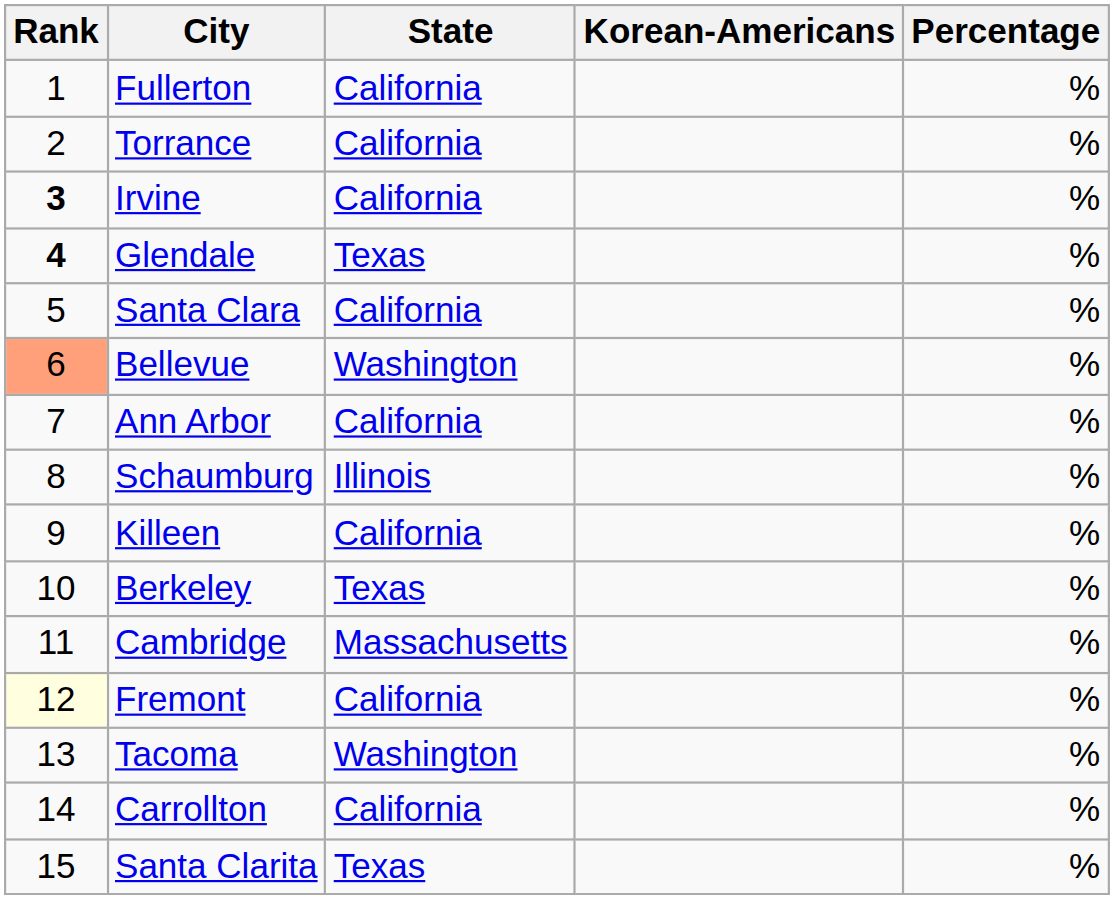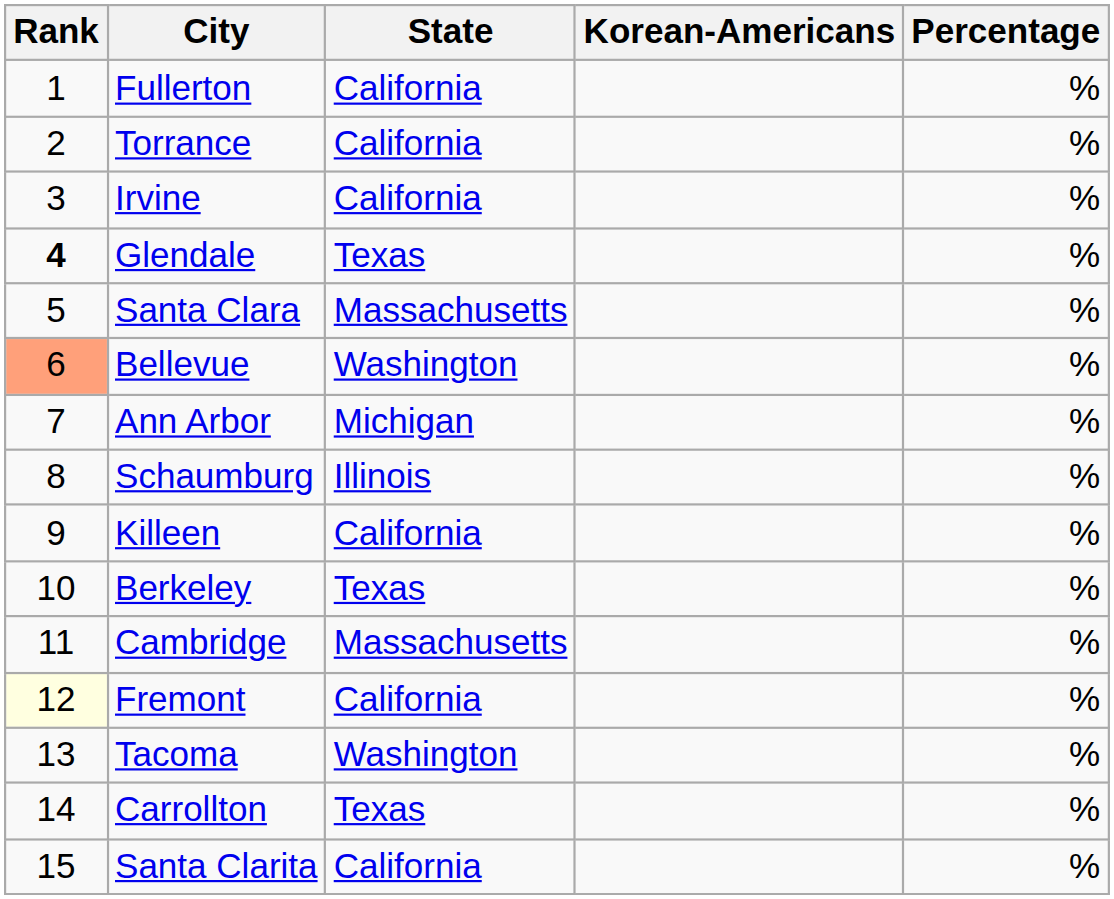(56, 198) bold -> (56, 198) normal
(408, 310) California -> (451, 310) Massachusetts
(408, 421) California -> (404, 421) Michigan
(408, 810) California -> (379, 810) Texas
(379, 865) Texas -> (408, 865) California
